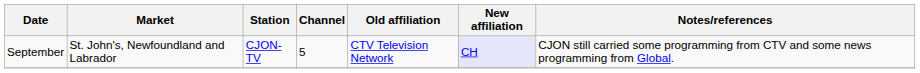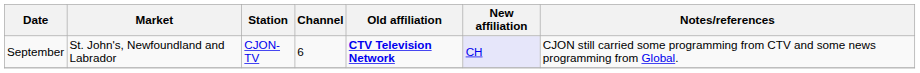(302, 51) 5 -> (301, 51) 6
(389, 51) normal -> (390, 51) bold
